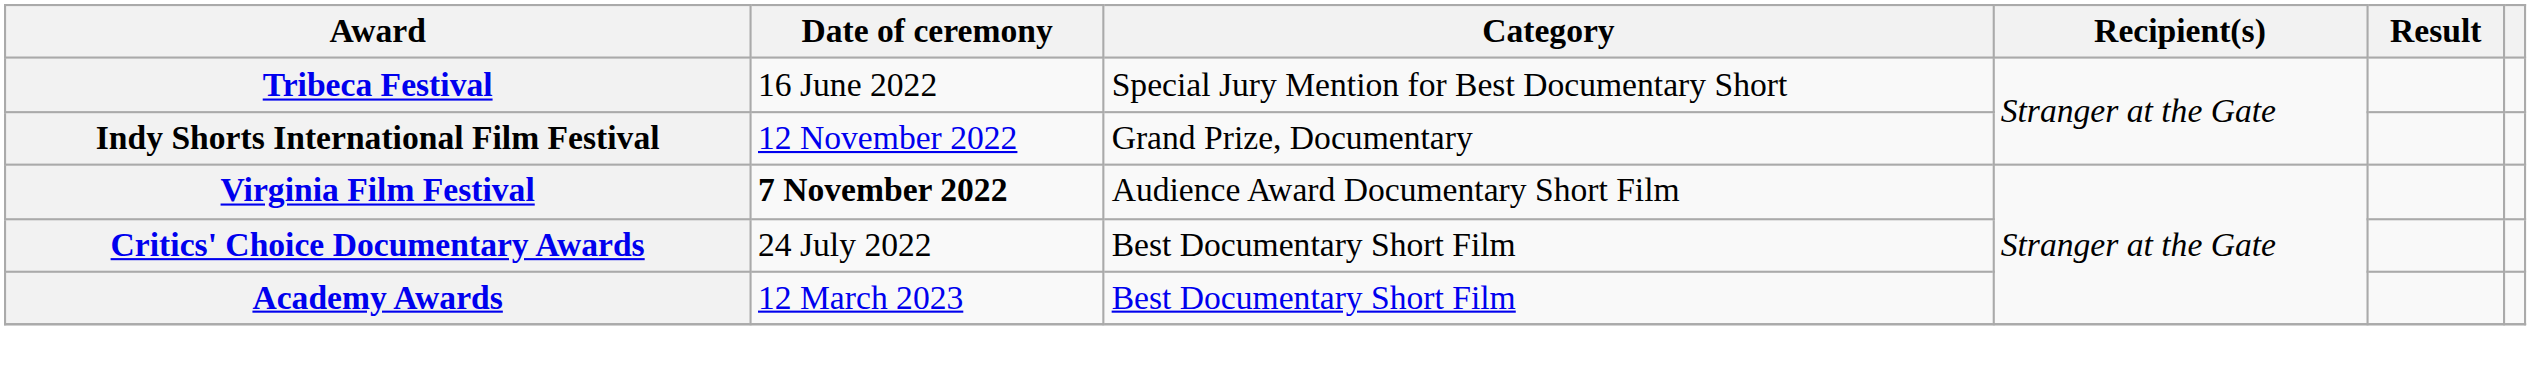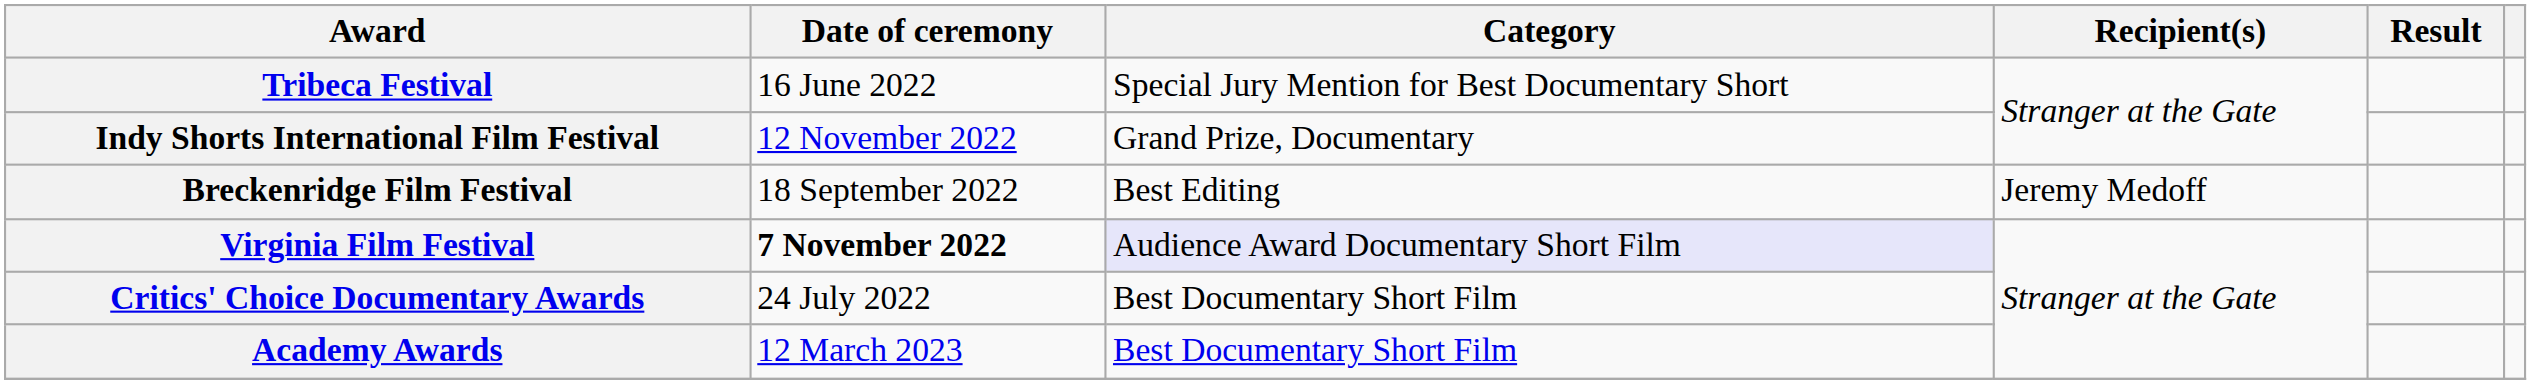+ row: (377, 191)
(1396, 191) no background -> (1397, 244) lavender background
